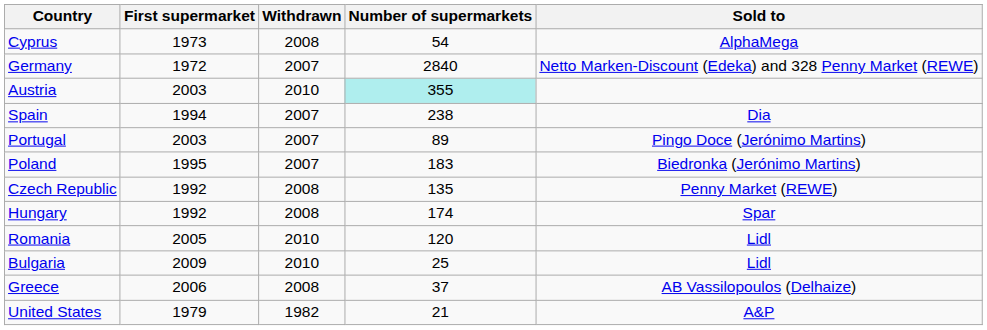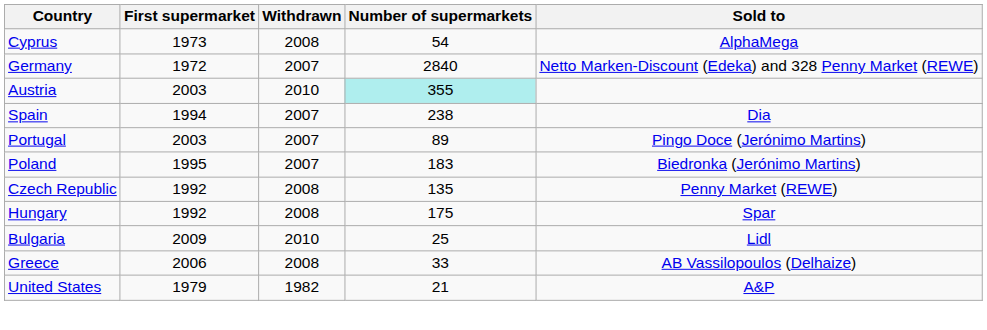(440, 213) 174 -> (440, 213) 175
- row: (39, 238)
(440, 287) 37 -> (440, 262) 33
